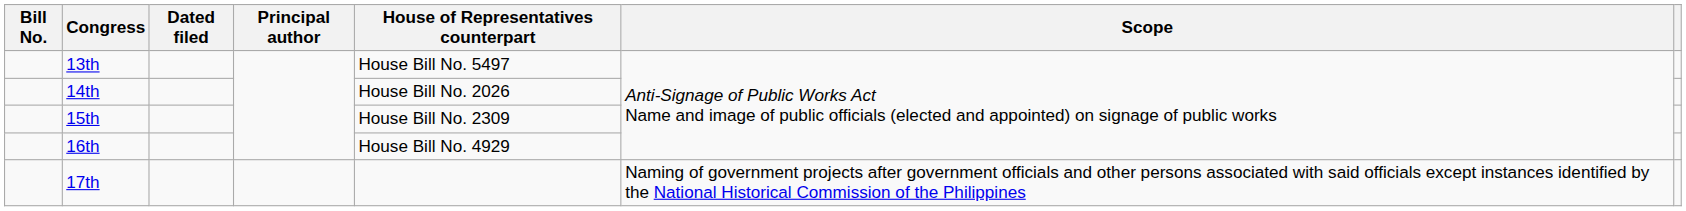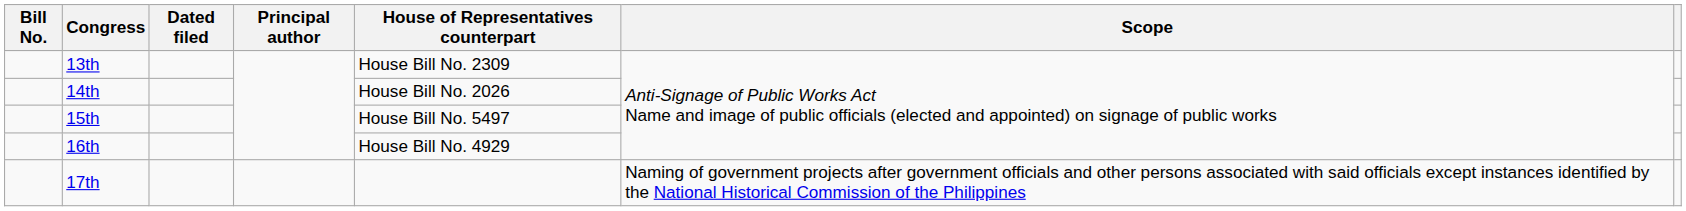(434, 64) House Bill No. 5497 -> (434, 64) House Bill No. 2309
(434, 118) House Bill No. 2309 -> (434, 118) House Bill No. 5497
